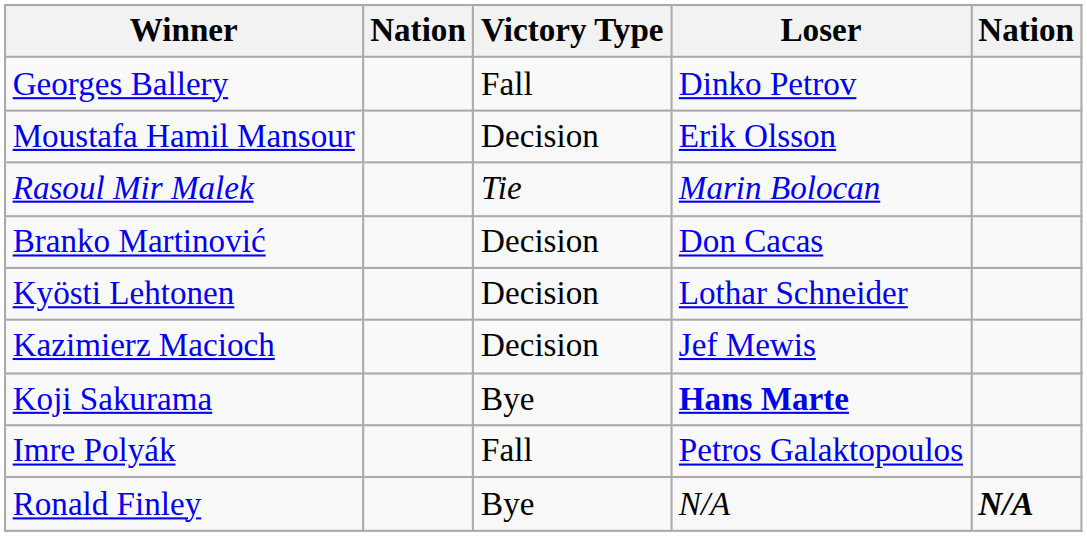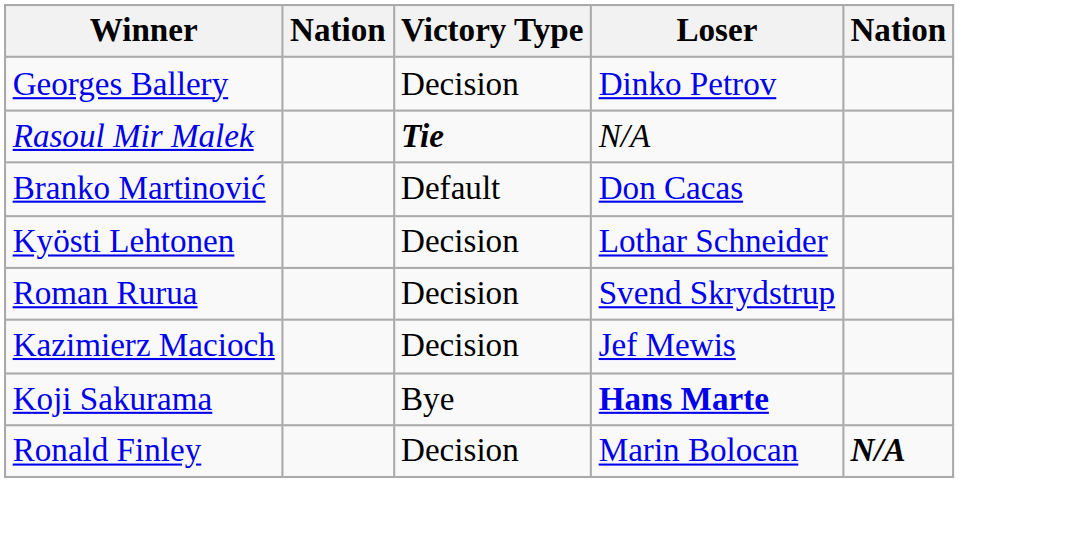(507, 83) Fall -> (460, 83) Decision
- row: (184, 135)
(501, 188) normal -> (422, 135) bold
(780, 188) Marin Bolocan -> (624, 135) N/A
(540, 240) Decision -> (451, 188) Default
+ row: (105, 293)
- row: (94, 450)
(508, 503) Bye -> (460, 450) Decision
(705, 503) N/A -> (699, 450) Marin Bolocan
